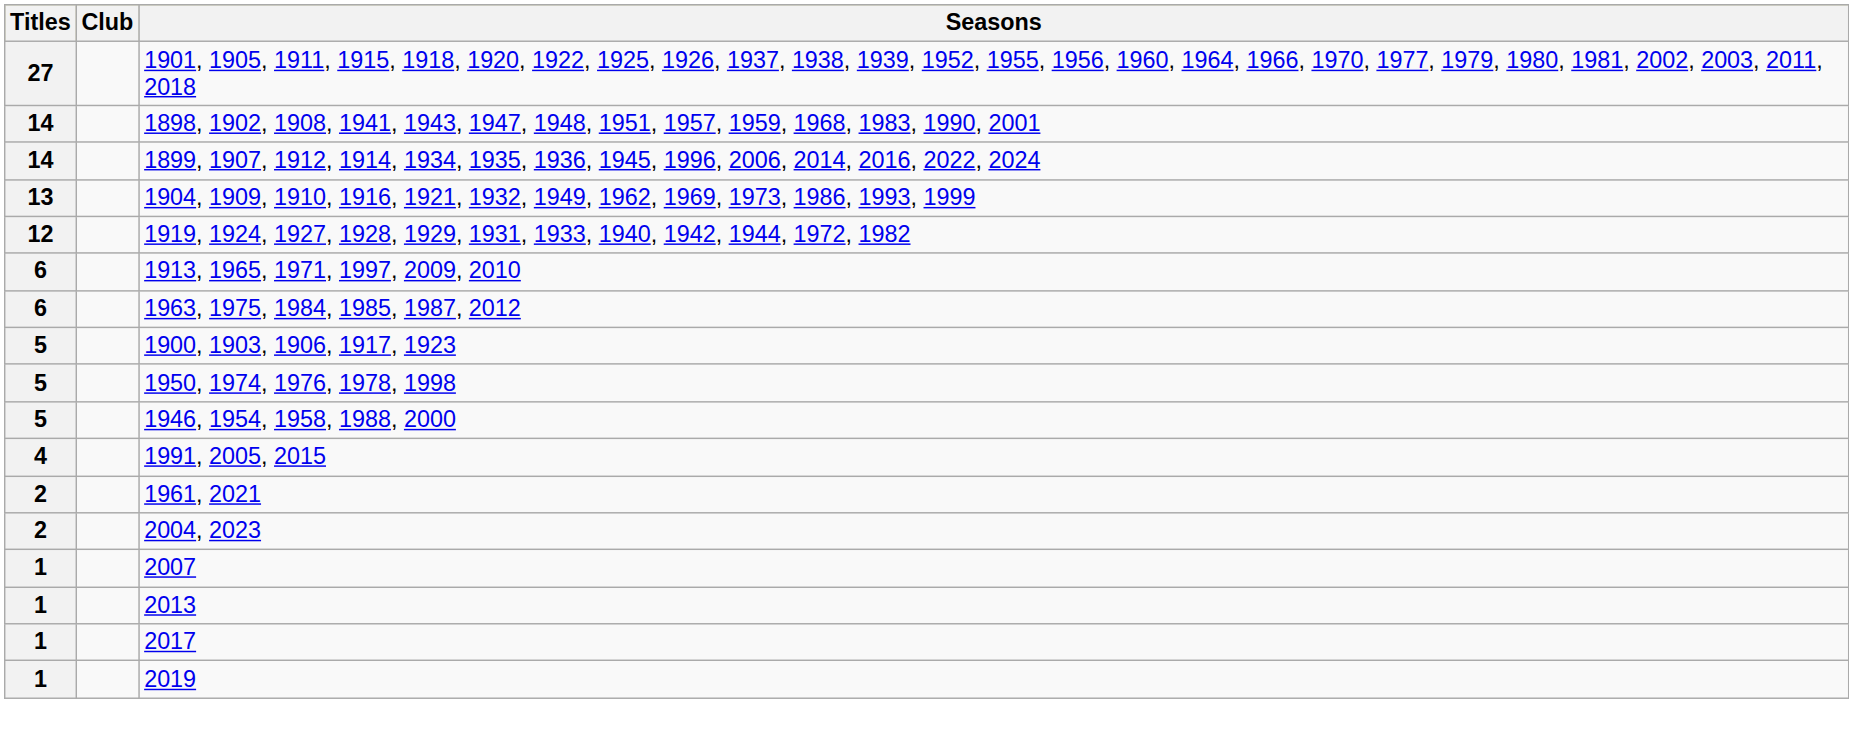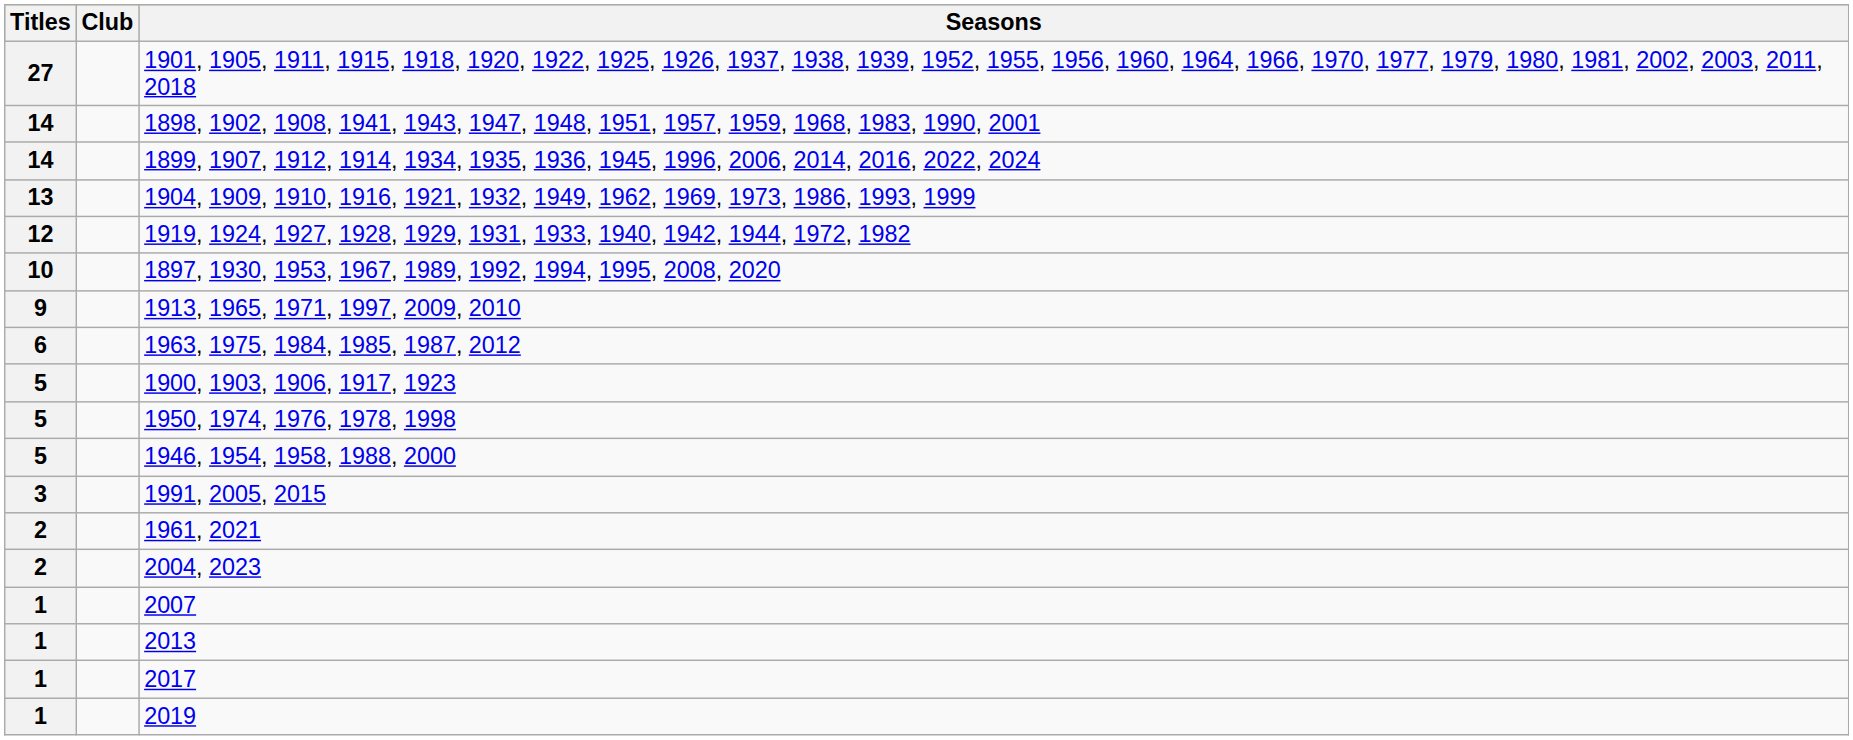+ row: (462, 271)
(40, 271) 6 -> (40, 308) 9
(40, 456) 4 -> (40, 493) 3
